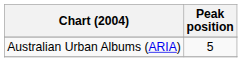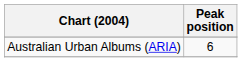(210, 47) 5 -> (210, 47) 6
